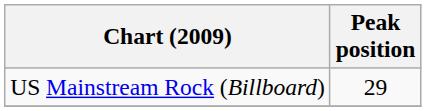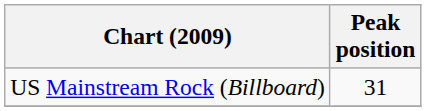(376, 86) 29 -> (376, 86) 31
